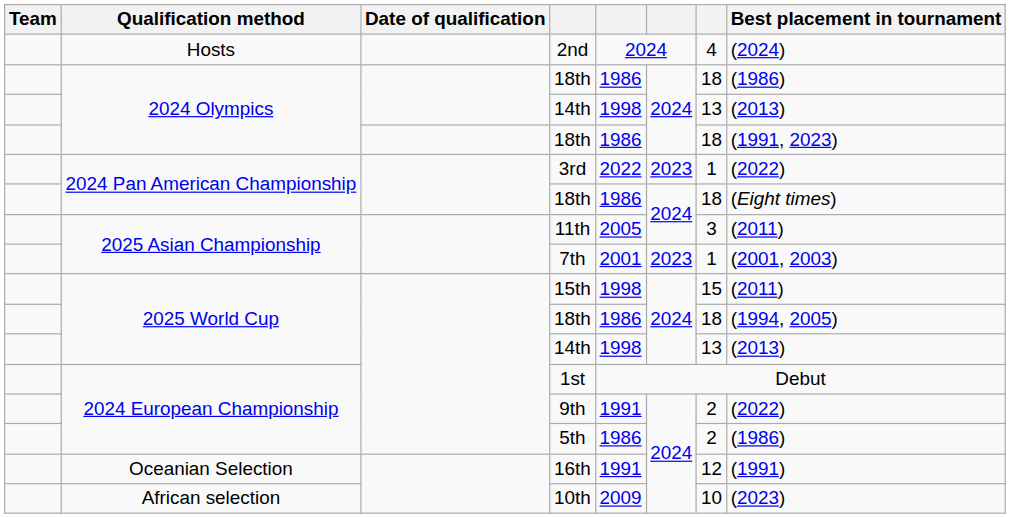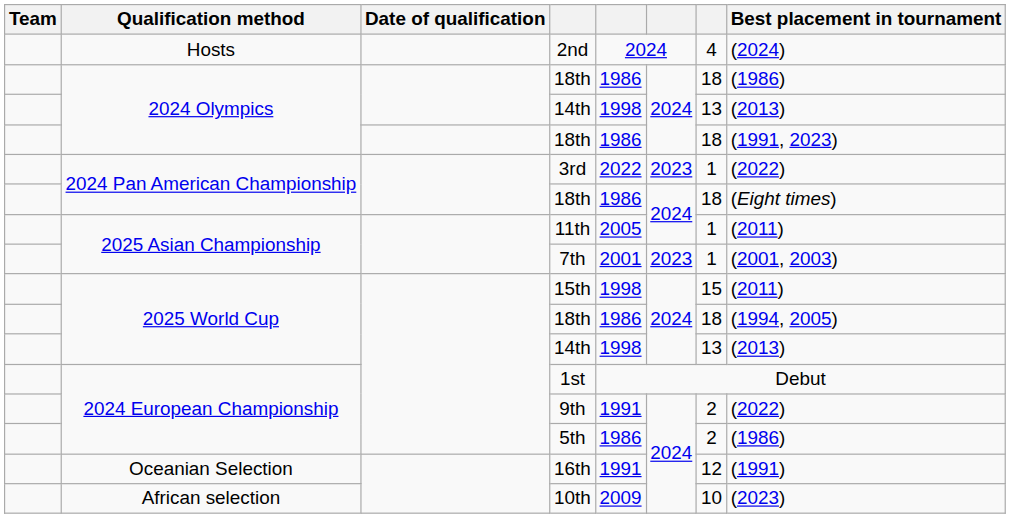(711, 229) 3 -> (711, 229) 1
